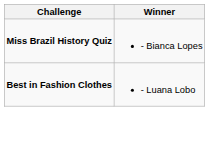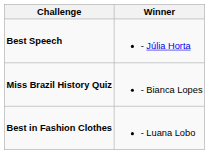+ row: (34, 41)
